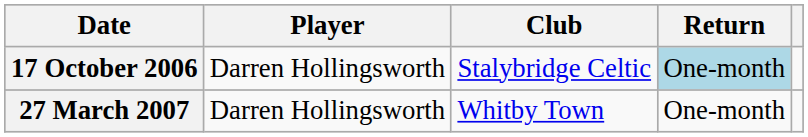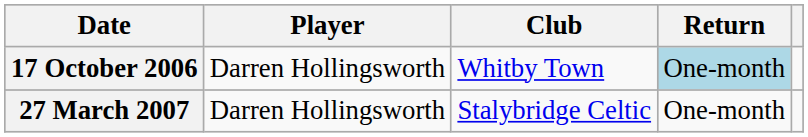(554, 68) Stalybridge Celtic -> (531, 68) Whitby Town
(531, 110) Whitby Town -> (554, 110) Stalybridge Celtic
